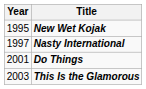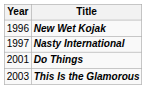(18, 28) 1995 -> (18, 28) 1996
